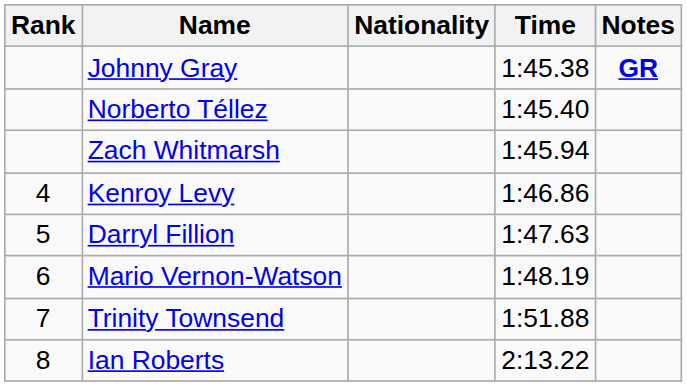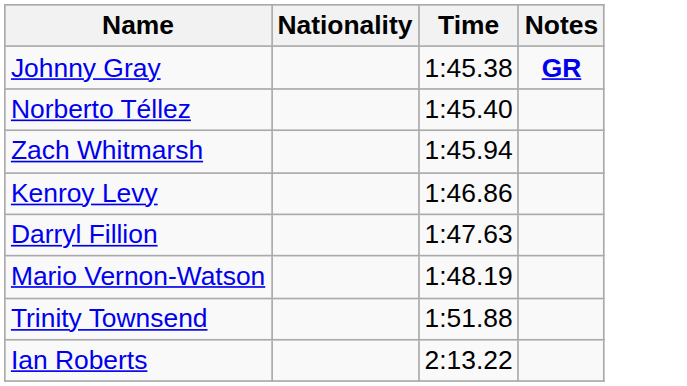- column: (43, 25)
